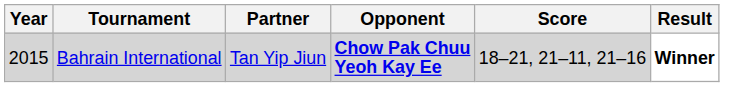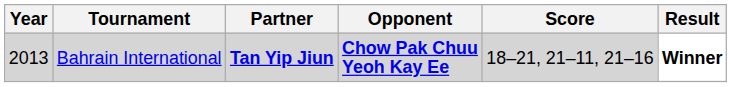(29, 57) 2015 -> (29, 57) 2013
(278, 57) normal -> (282, 57) bold
